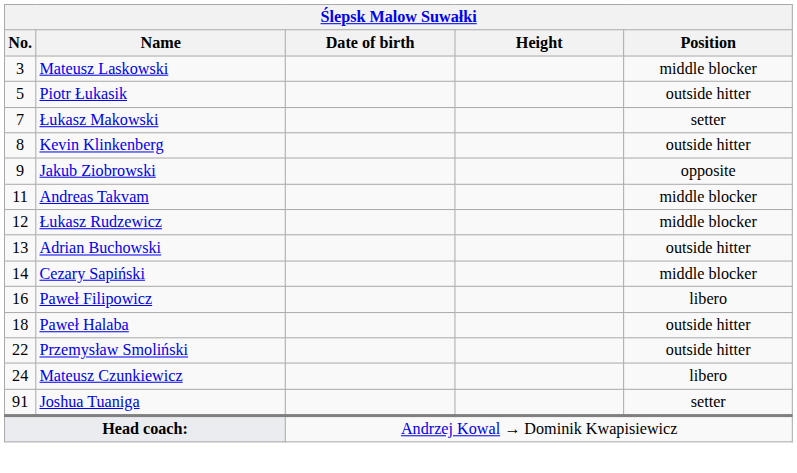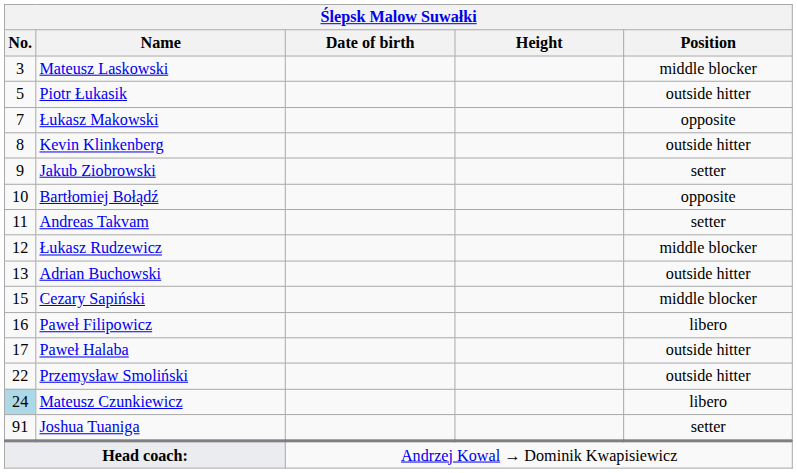(708, 119) setter -> (708, 119) opposite
(708, 171) opposite -> (708, 171) setter
+ row: (99, 196)
(708, 196) middle blocker -> (708, 222) setter
(20, 273) 14 -> (20, 299) 15
(20, 324) 18 -> (20, 350) 17
(20, 376) no background -> (20, 401) lightblue background
